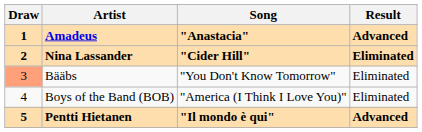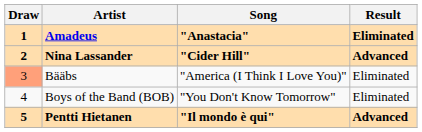(380, 35) Advanced -> (383, 35) Eliminated
(383, 55) Eliminated -> (380, 55) Advanced
(258, 76) "You Don't Know Tomorrow" -> (263, 76) "America (I Think I Love You)"
(263, 96) "America (I Think I Love You)" -> (258, 96) "You Don't Know Tomorrow"
